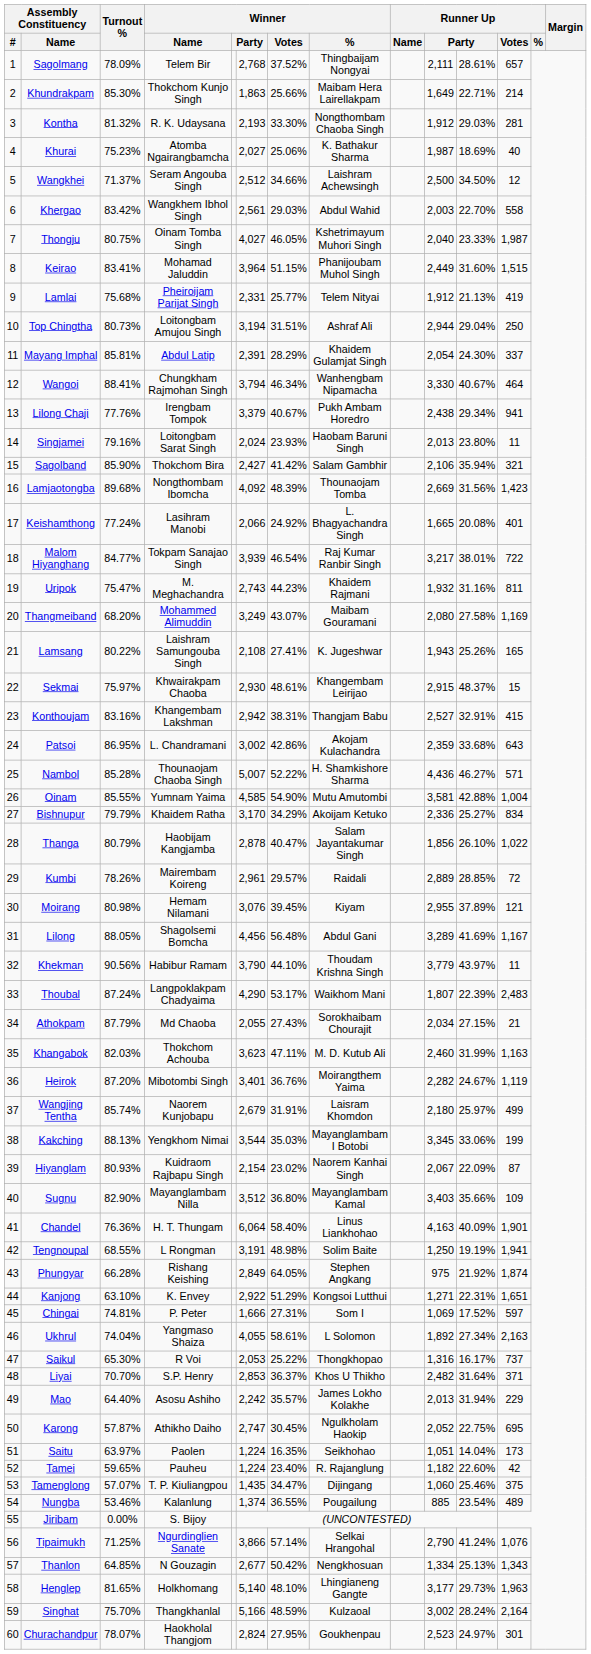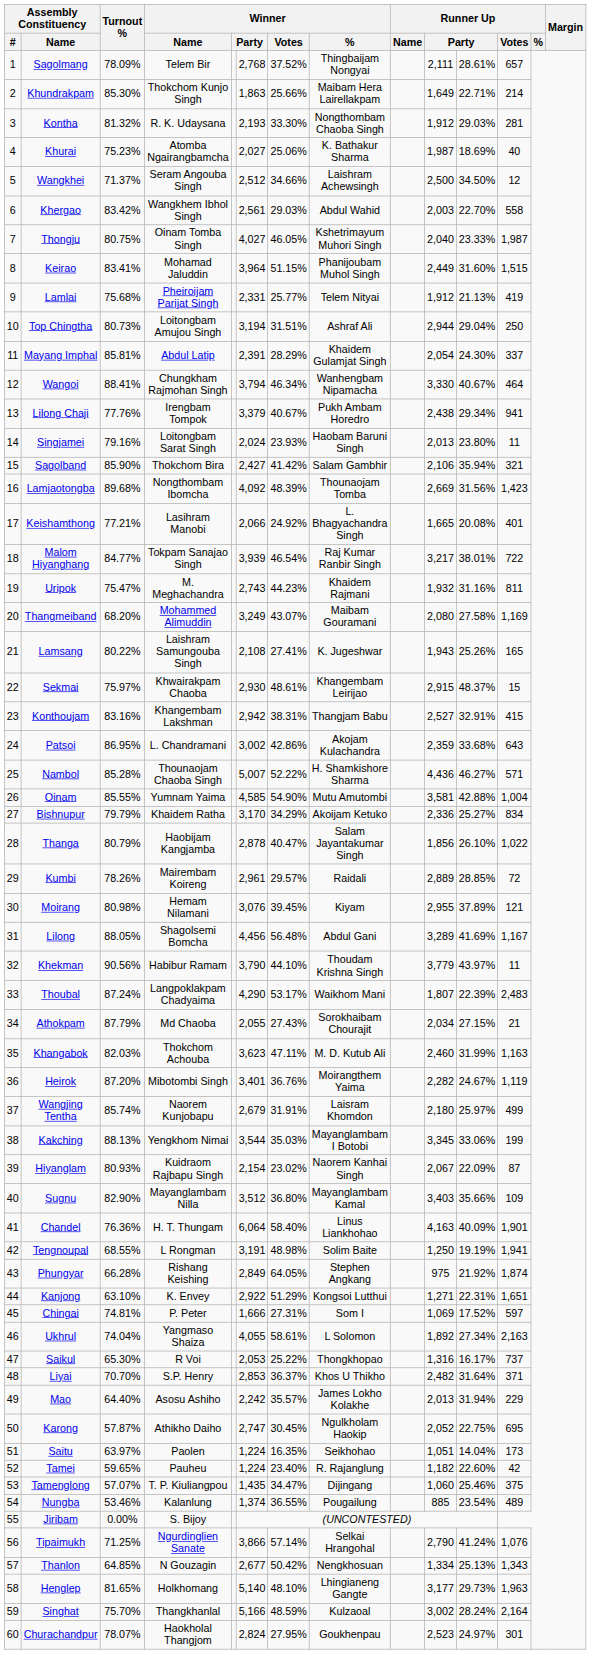(122, 524) 77.24% -> (122, 524) 77.21%
